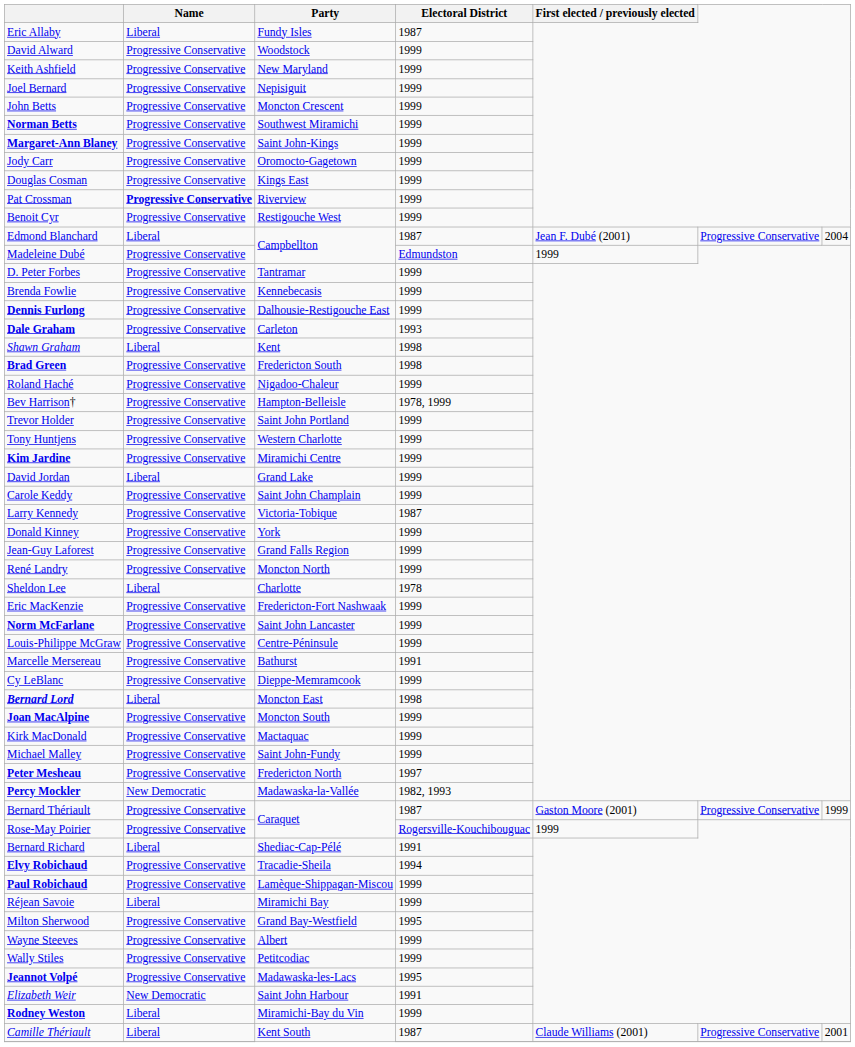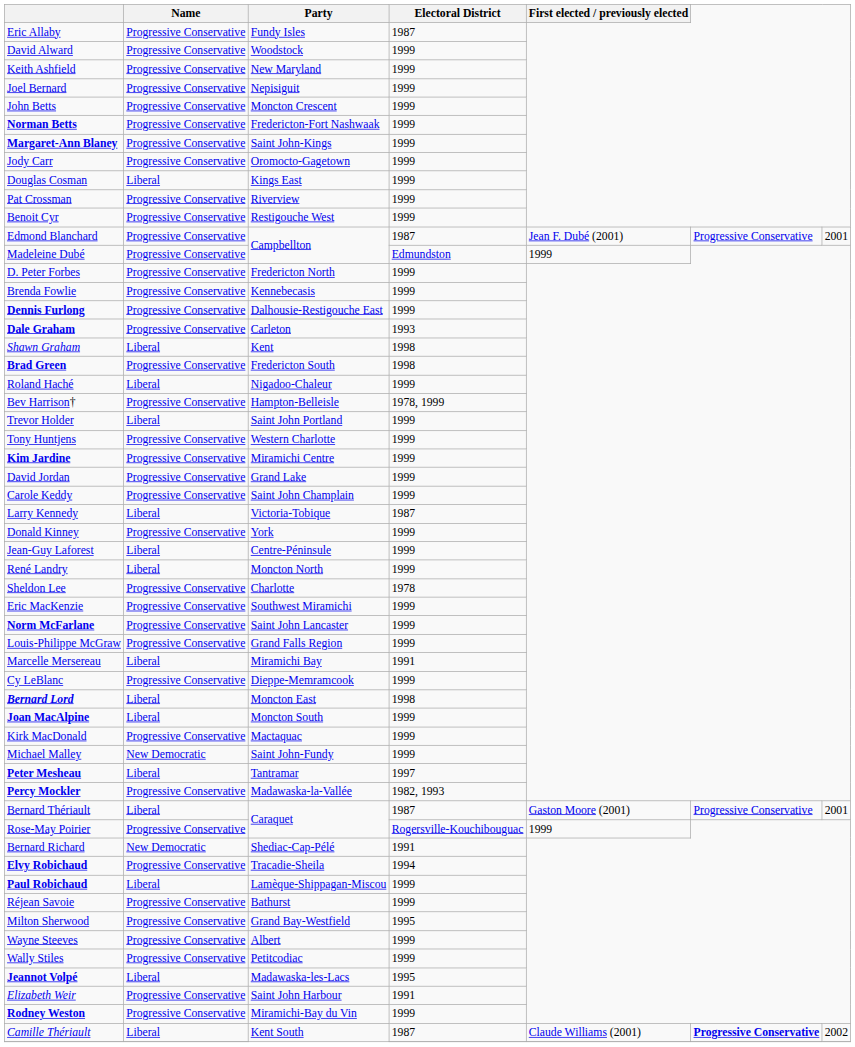(143, 32) Liberal -> (186, 32) Progressive Conservative
(308, 124) Southwest Miramichi -> (315, 124) Fredericton-Fort Nashwaak
(186, 180) Progressive Conservative -> (143, 180) Liberal
(189, 198) bold -> (186, 198) normal
(143, 236) Liberal -> (186, 236) Progressive Conservative
(836, 236) 2004 -> (836, 236) 2001
(281, 273) Tantramar -> (293, 273) Fredericton North
(186, 384) Progressive Conservative -> (143, 384) Liberal
(186, 421) Progressive Conservative -> (143, 421) Liberal
(143, 476) Liberal -> (186, 476) Progressive Conservative
(186, 513) Progressive Conservative -> (143, 513) Liberal
(186, 550) Progressive Conservative -> (143, 550) Liberal
(303, 550) Grand Falls Region -> (291, 550) Centre-Péninsule
(186, 569) Progressive Conservative -> (143, 569) Liberal
(143, 587) Liberal -> (186, 587) Progressive Conservative
(322, 606) Fredericton-Fort Nashwaak -> (301, 606) Southwest Miramichi
(298, 643) Centre-Péninsule -> (296, 643) Grand Falls Region
(186, 662) Progressive Conservative -> (143, 662) Liberal
(277, 662) Bathurst -> (286, 662) Miramichi Bay
(186, 717) Progressive Conservative -> (143, 717) Liberal
(186, 754) Progressive Conservative -> (166, 754) New Democratic
(186, 773) Progressive Conservative -> (143, 773) Liberal
(299, 773) Fredericton North -> (275, 773) Tantramar
(166, 791) New Democratic -> (186, 791) Progressive Conservative
(186, 810) Progressive Conservative -> (143, 810) Liberal
(836, 810) 1999 -> (836, 810) 2001
(143, 847) Liberal -> (166, 847) New Democratic
(186, 884) Progressive Conservative -> (143, 884) Liberal
(143, 902) Liberal -> (186, 902) Progressive Conservative
(293, 902) Miramichi Bay -> (271, 902) Bathurst
(186, 976) Progressive Conservative -> (143, 976) Liberal
(166, 995) New Democratic -> (186, 995) Progressive Conservative
(143, 1014) Liberal -> (186, 1014) Progressive Conservative
(760, 1032) normal -> (756, 1032) bold
(836, 1032) 2001 -> (836, 1032) 2002
